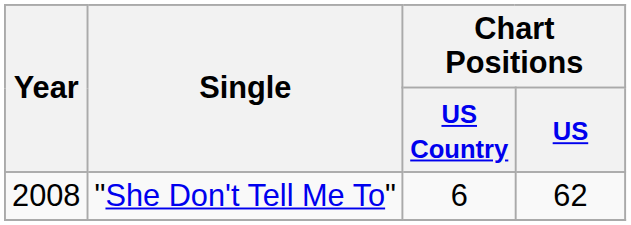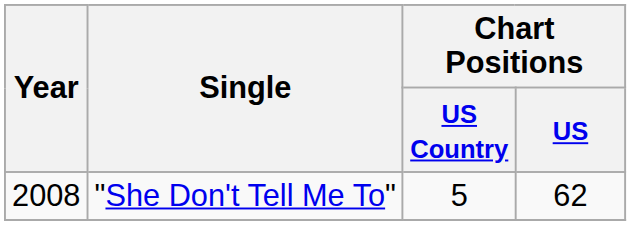(459, 195) 6 -> (459, 195) 5
